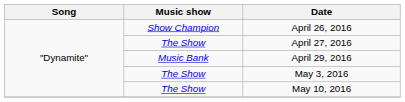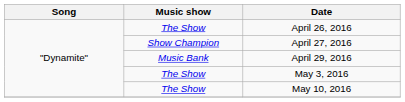(183, 27) Show Champion -> (183, 27) The Show
(183, 43) The Show -> (183, 43) Show Champion
